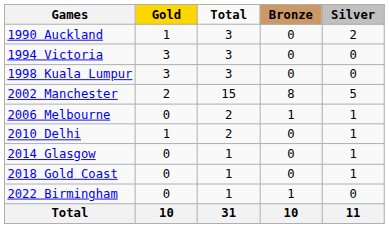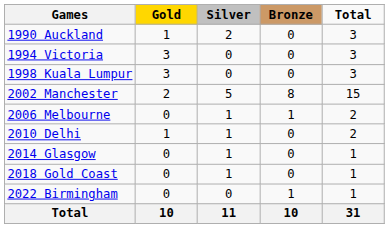columns swapped: (353, 14) <-> (229, 14)
